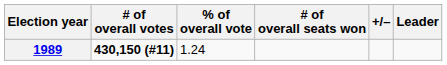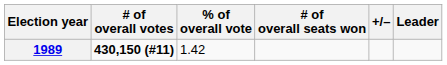(193, 49) 1.24 -> (193, 49) 1.42
